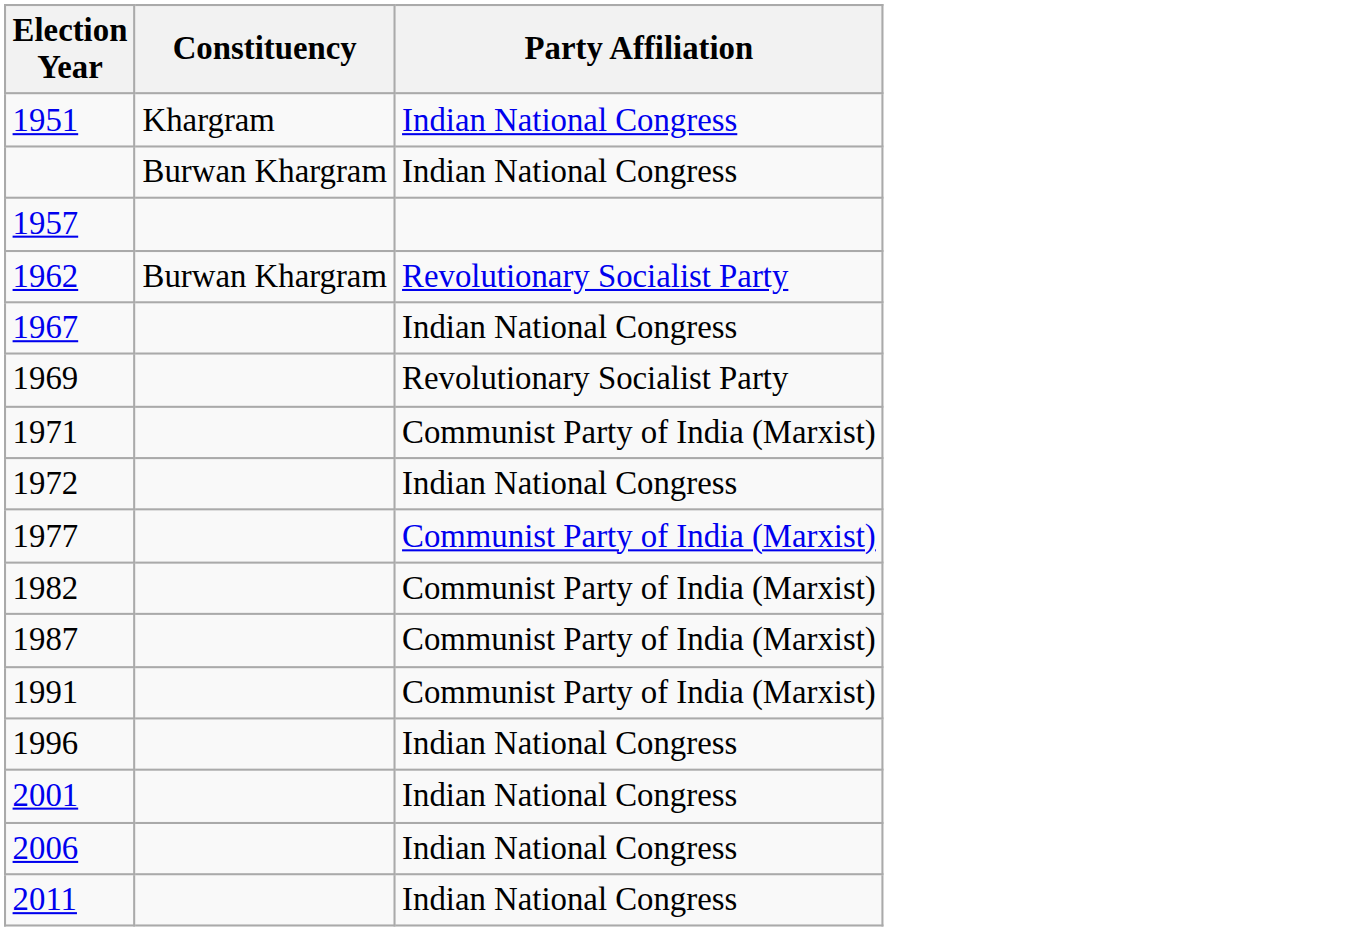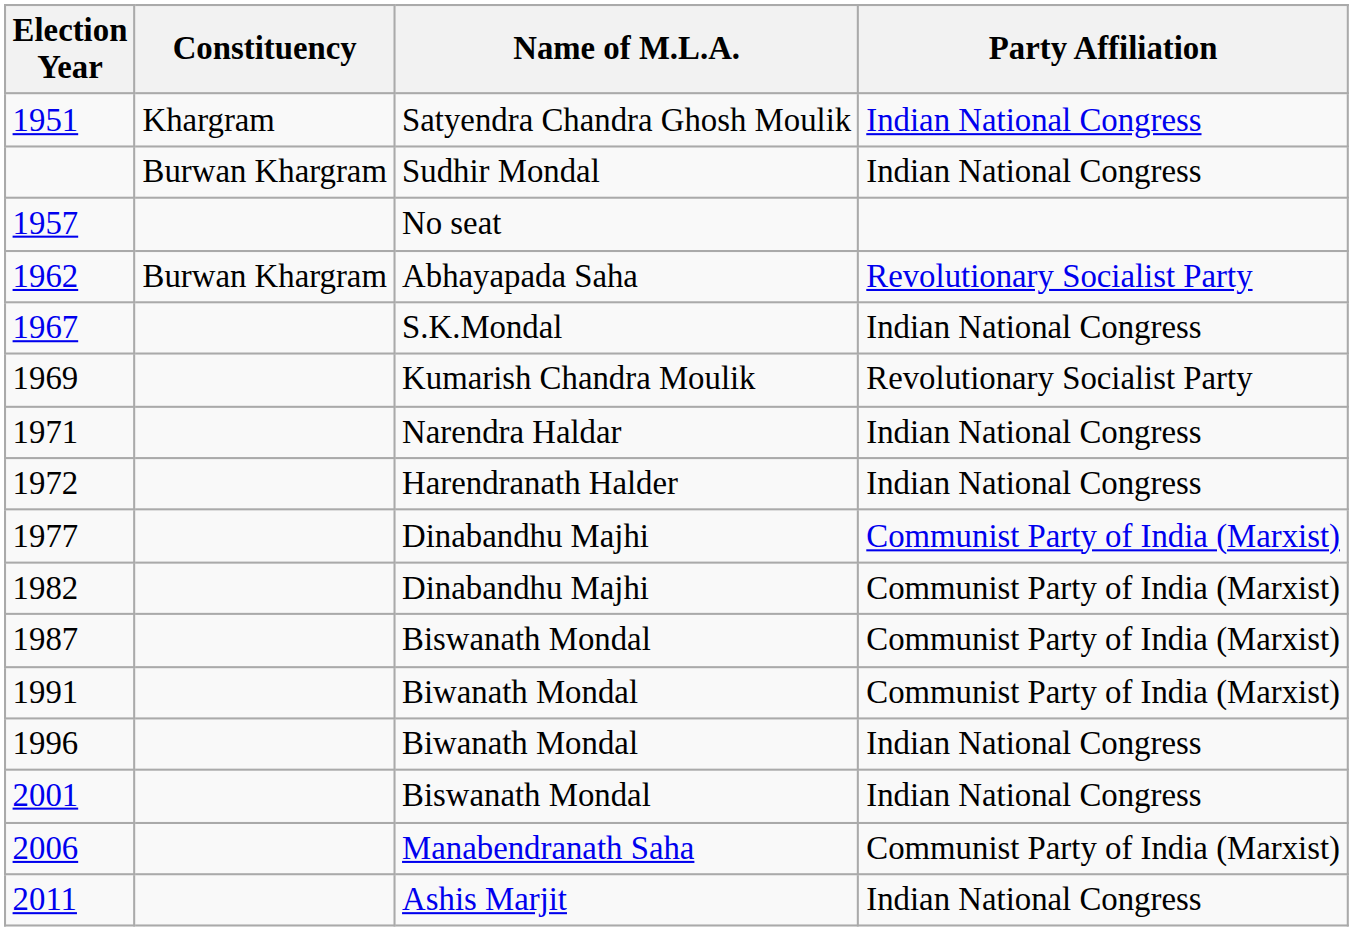+ column: (627, 48)
(639, 431) Communist Party of India (Marxist) -> (1034, 431) Indian National Congress
(570, 847) Indian National Congress -> (1103, 847) Communist Party of India (Marxist)
